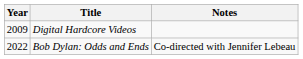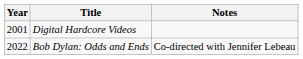(17, 29) 2009 -> (17, 29) 2001
